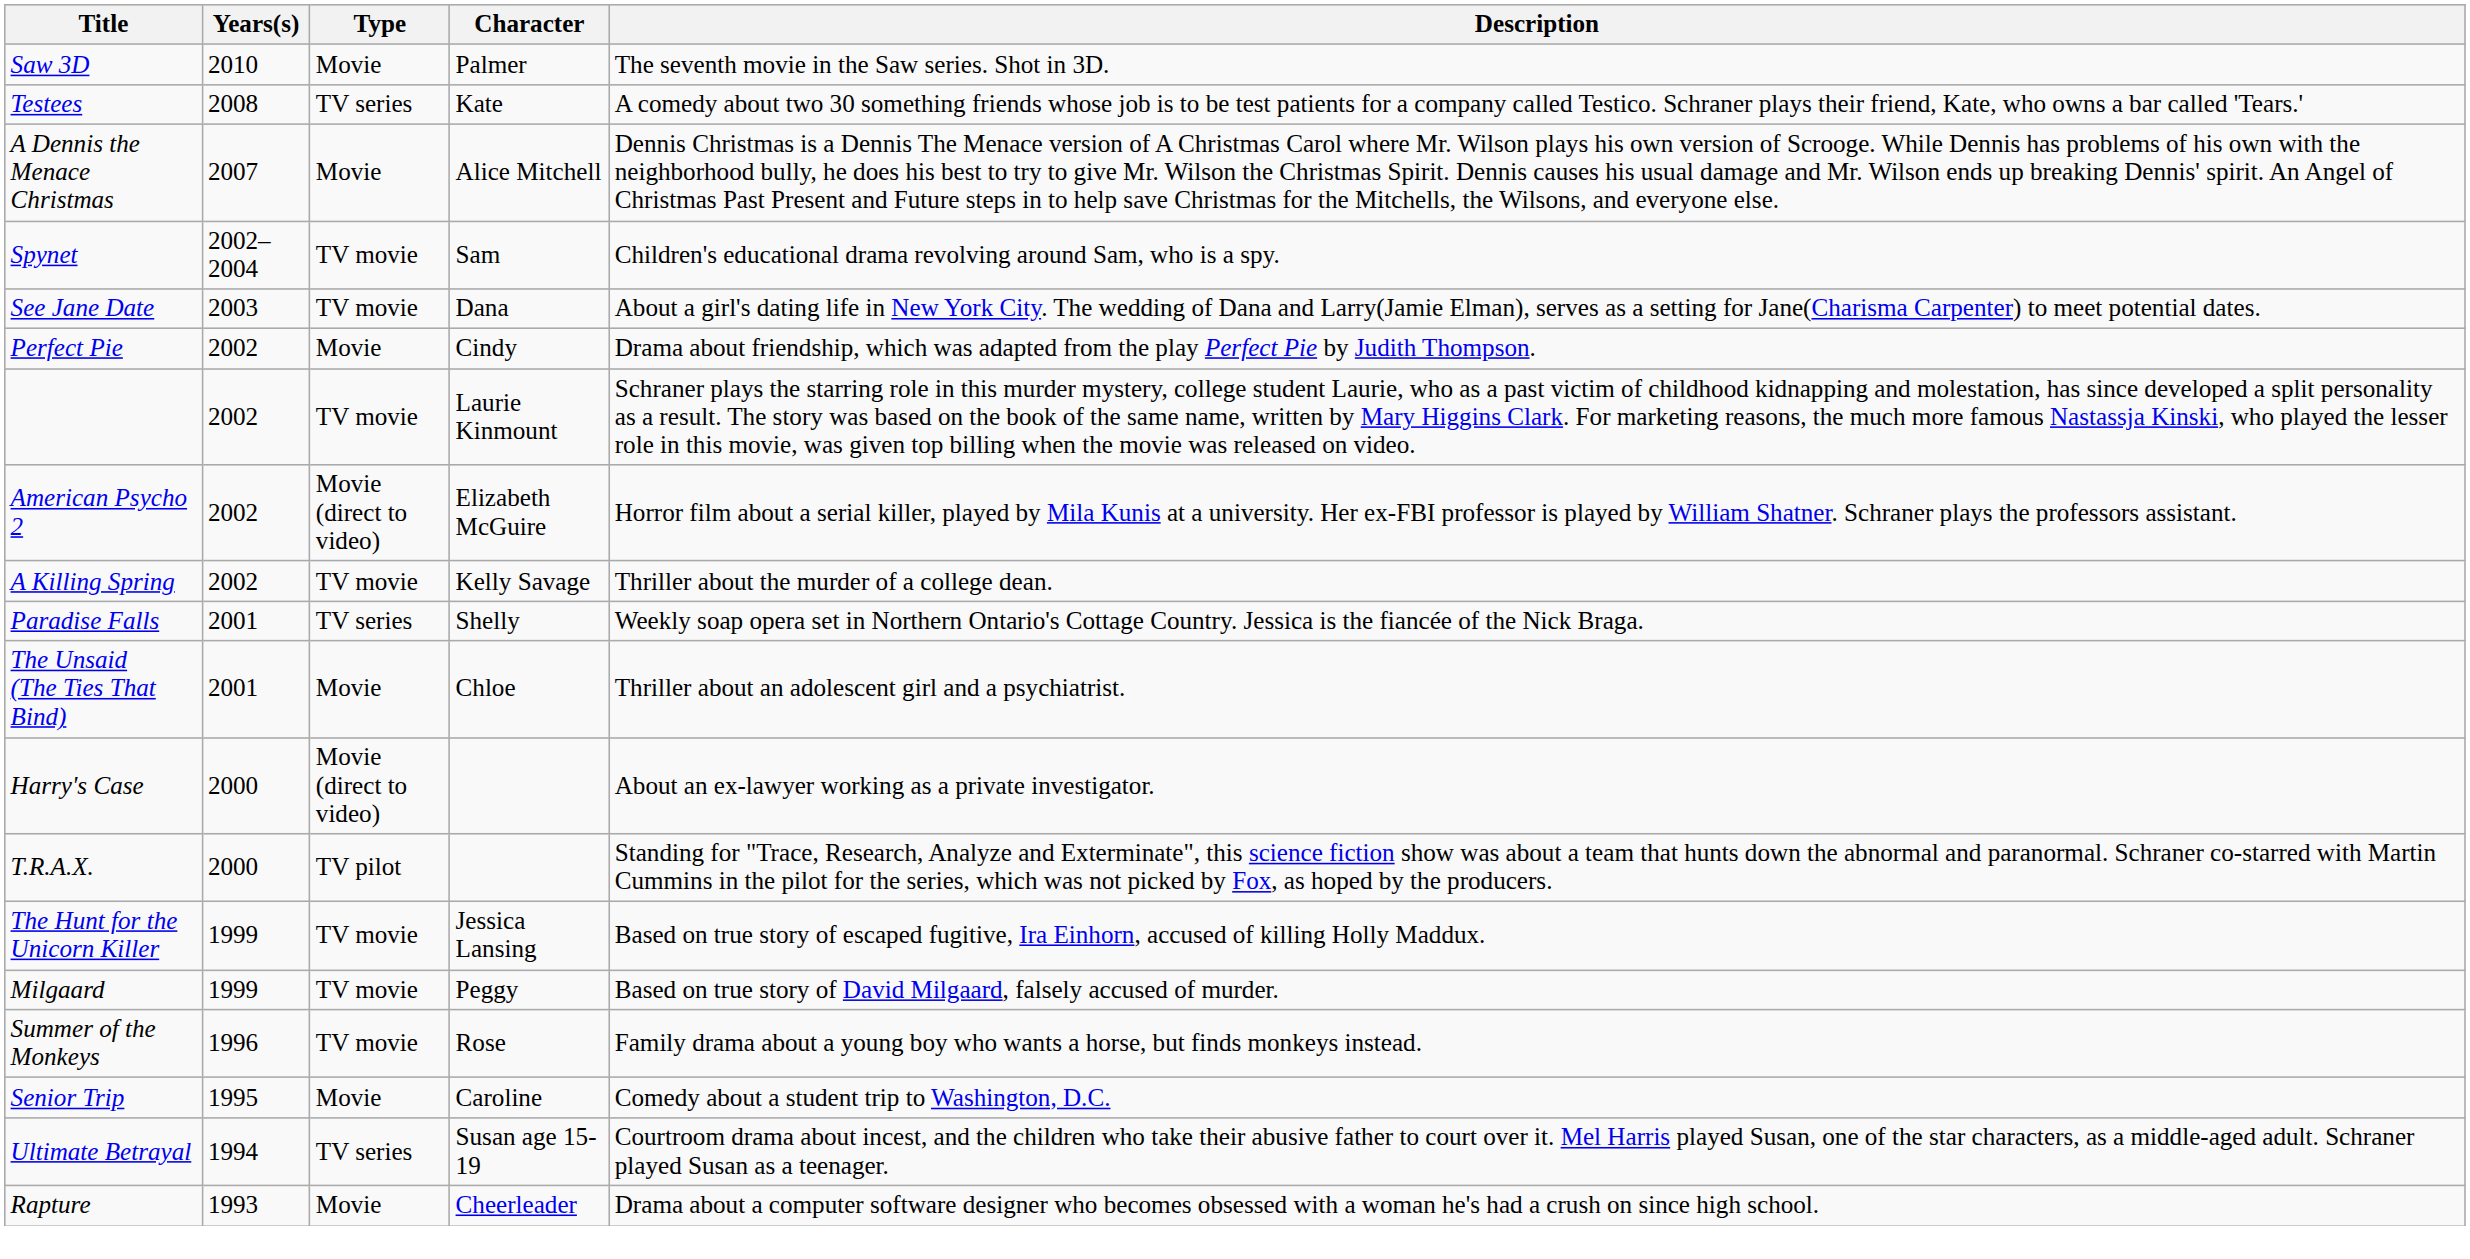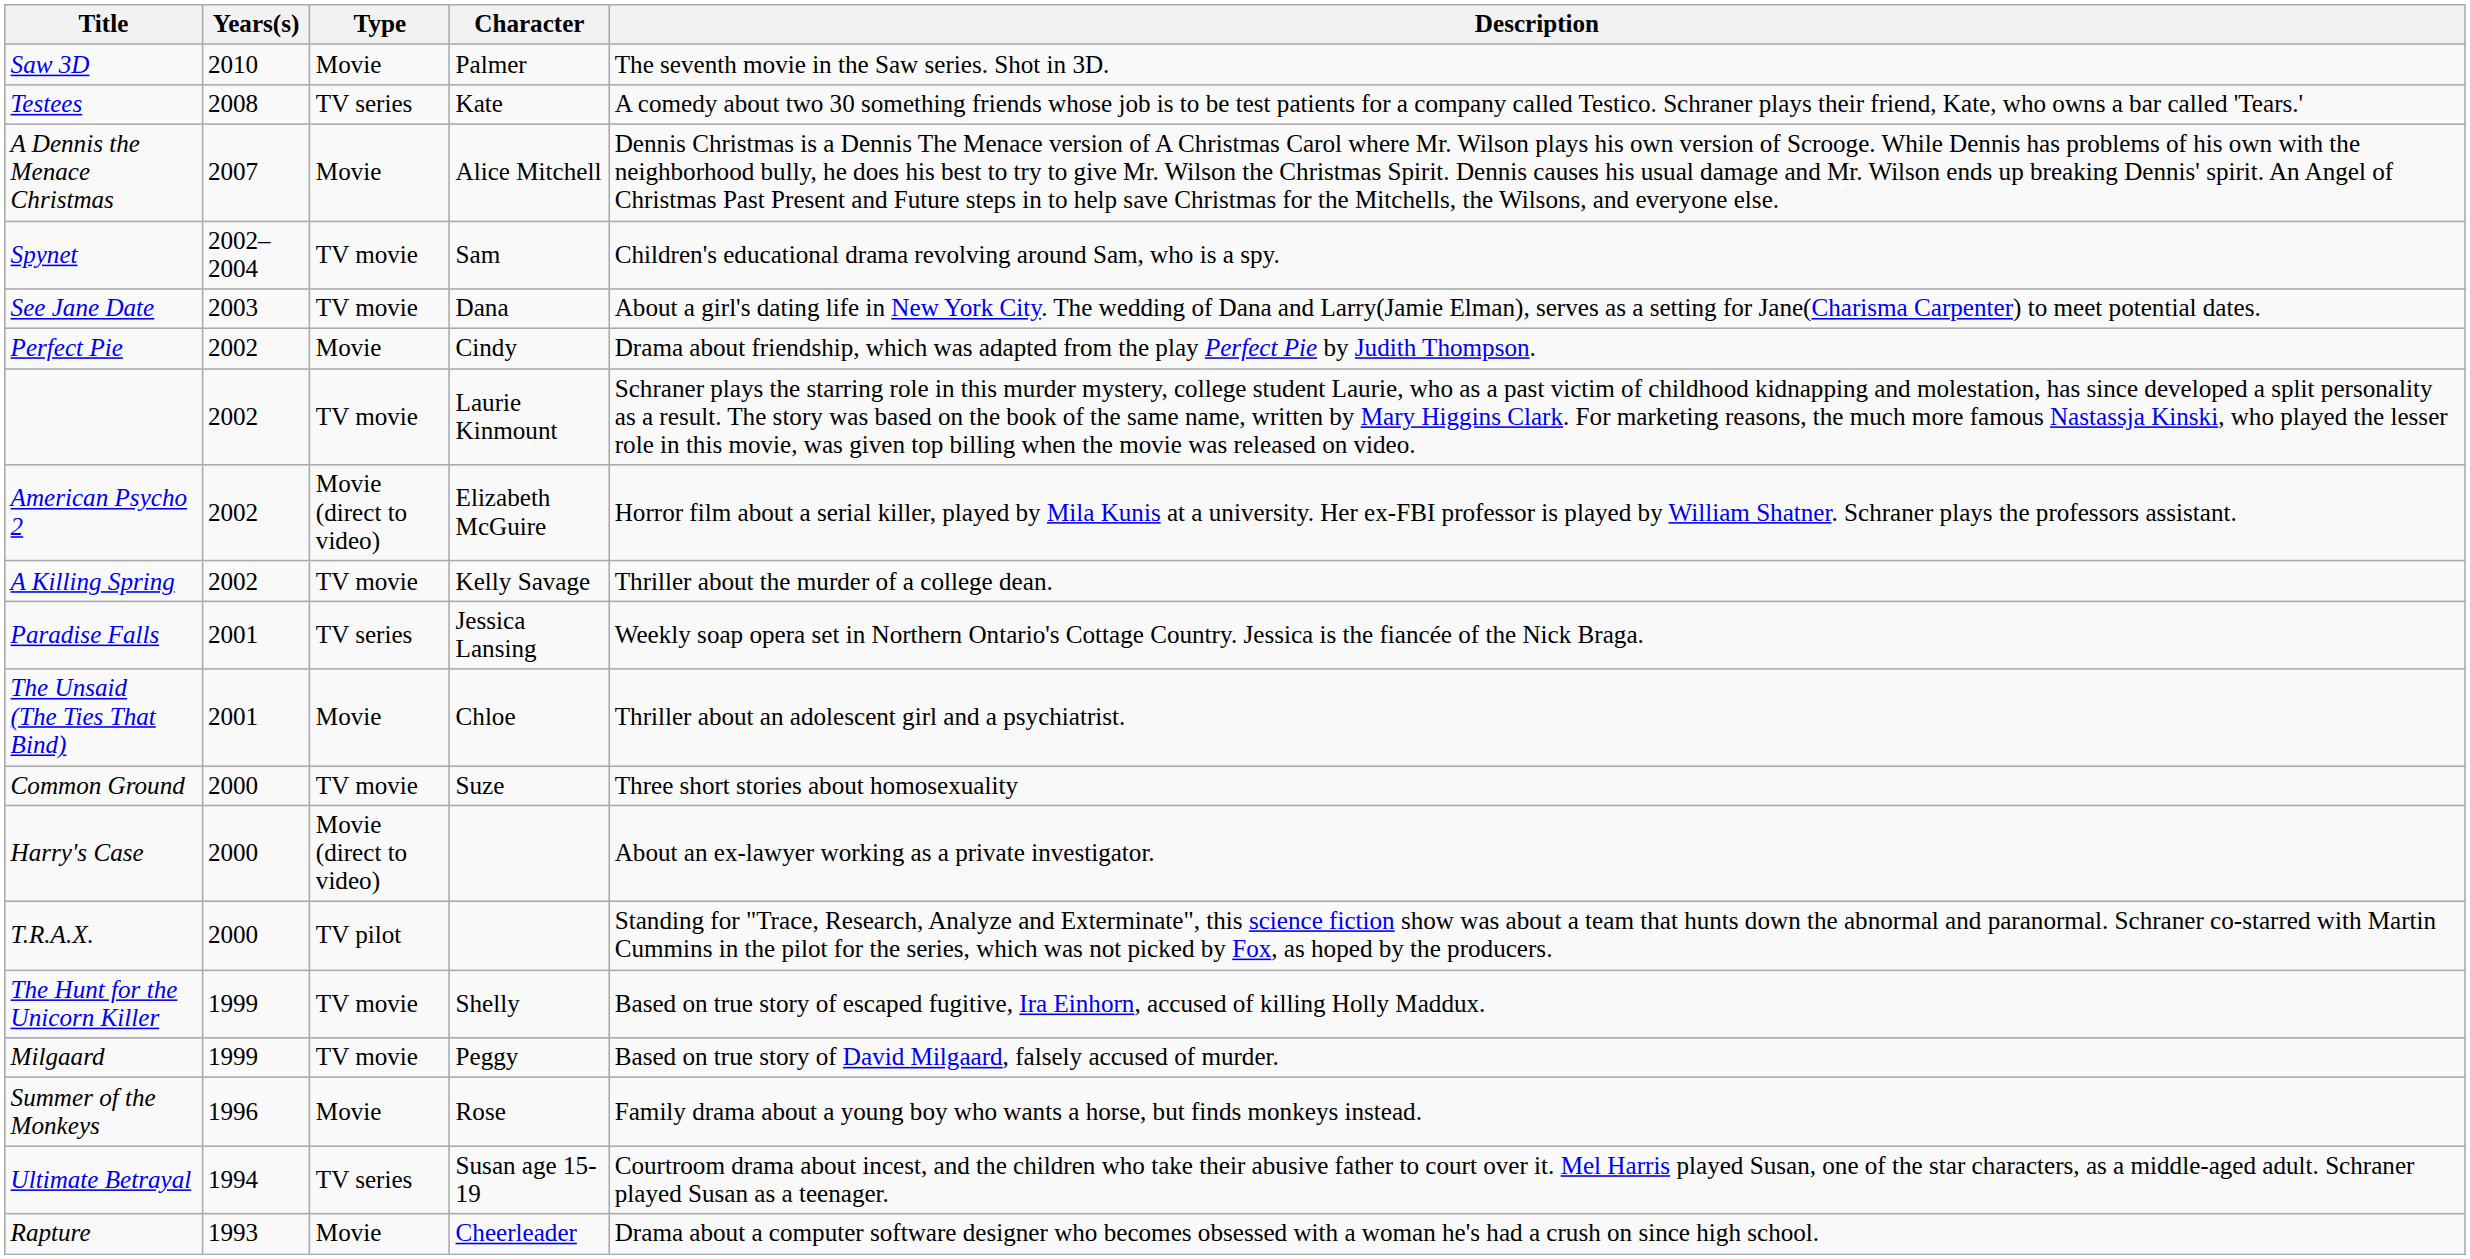(488, 620) Shelly -> (496, 634) Jessica Lansing
+ row: (98, 785)
(496, 935) Jessica Lansing -> (488, 1003) Shelly
(367, 1043) TV movie -> (349, 1111) Movie
- row: (67, 1097)
